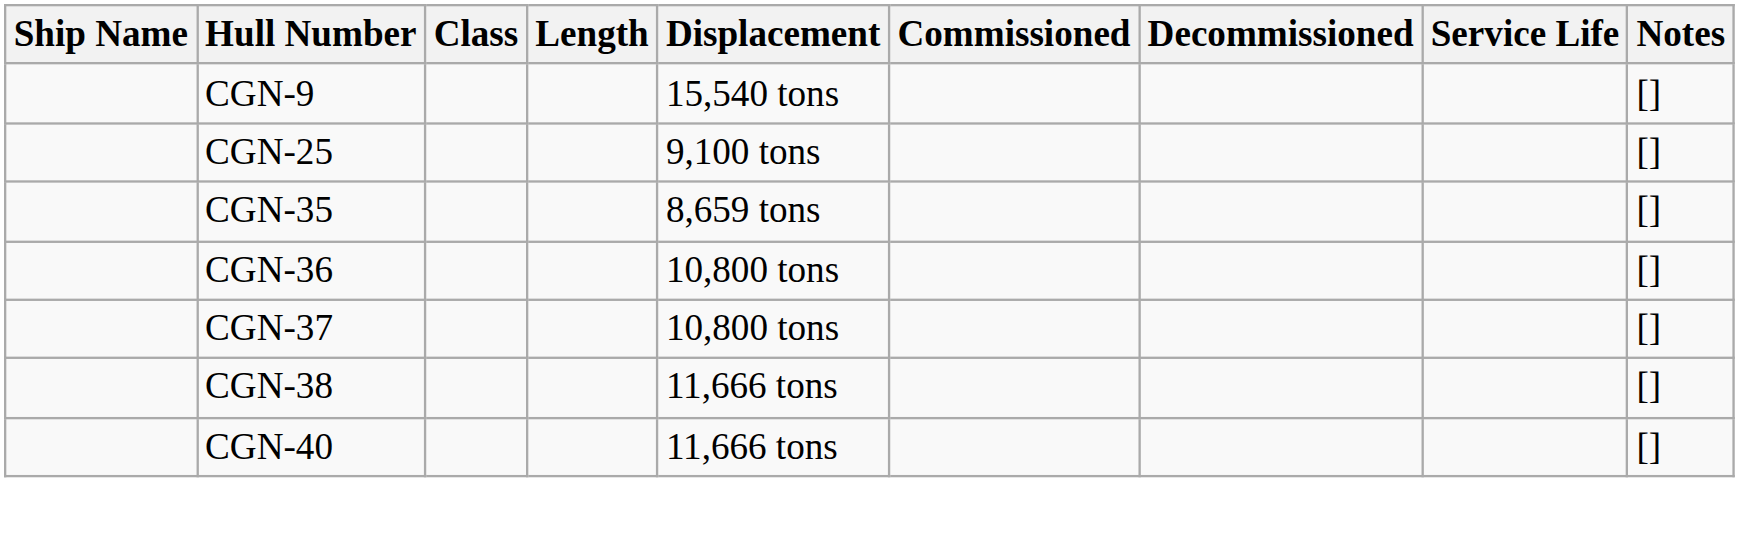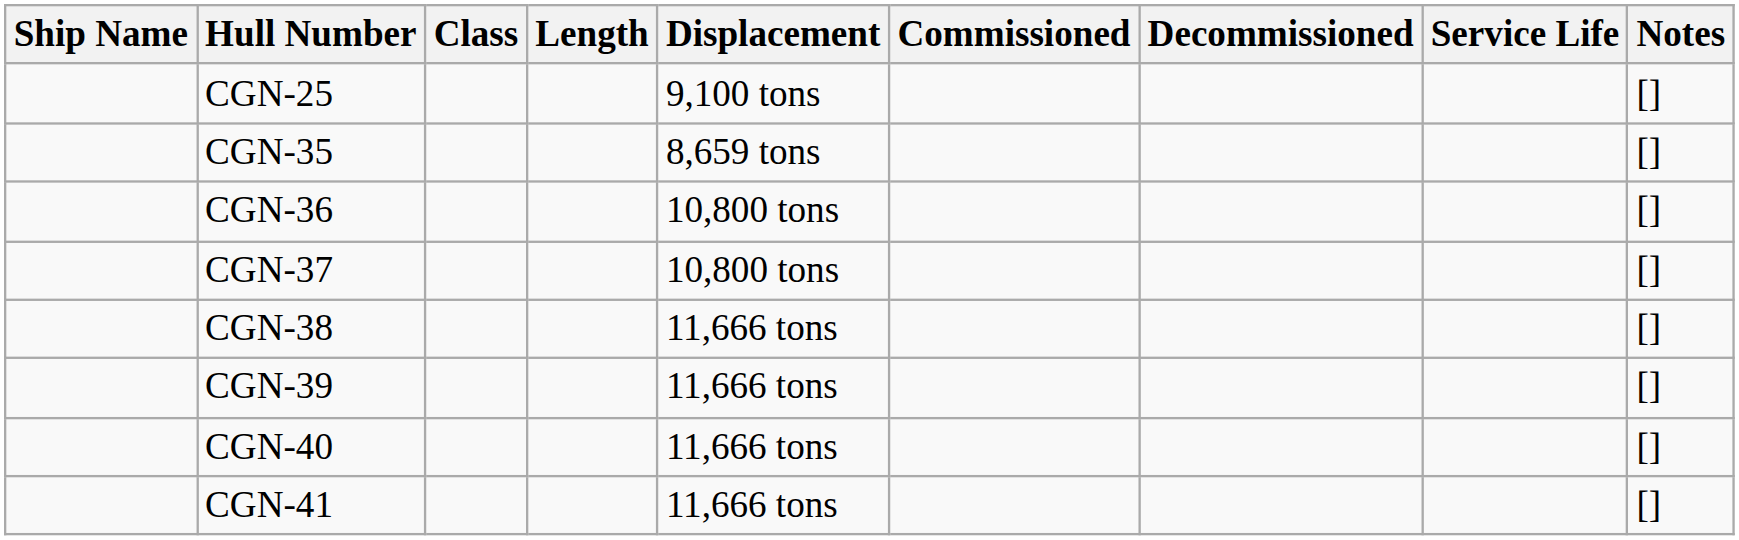- row: (260, 92)
+ row: (269, 387)
+ row: (269, 504)
